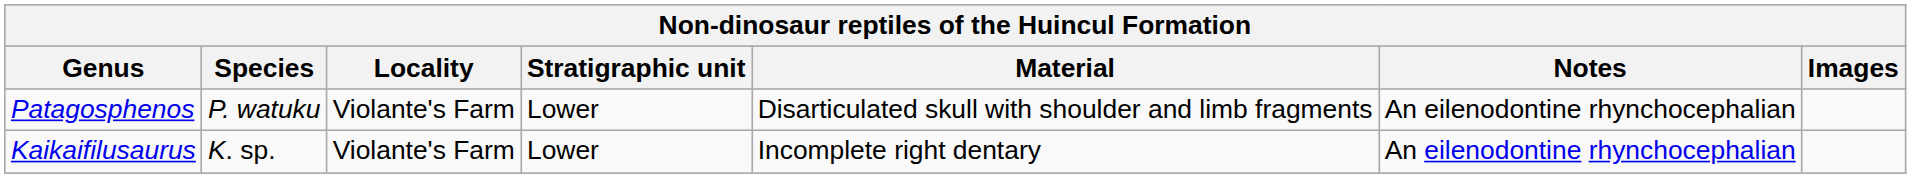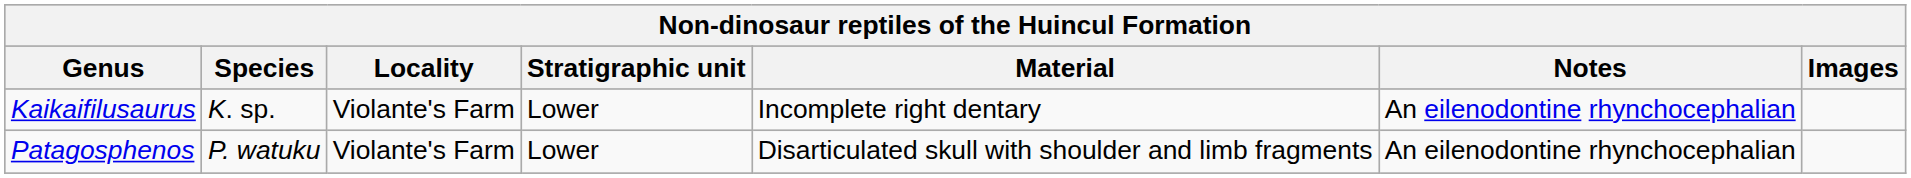rows swapped: (103, 151) <-> (103, 109)
